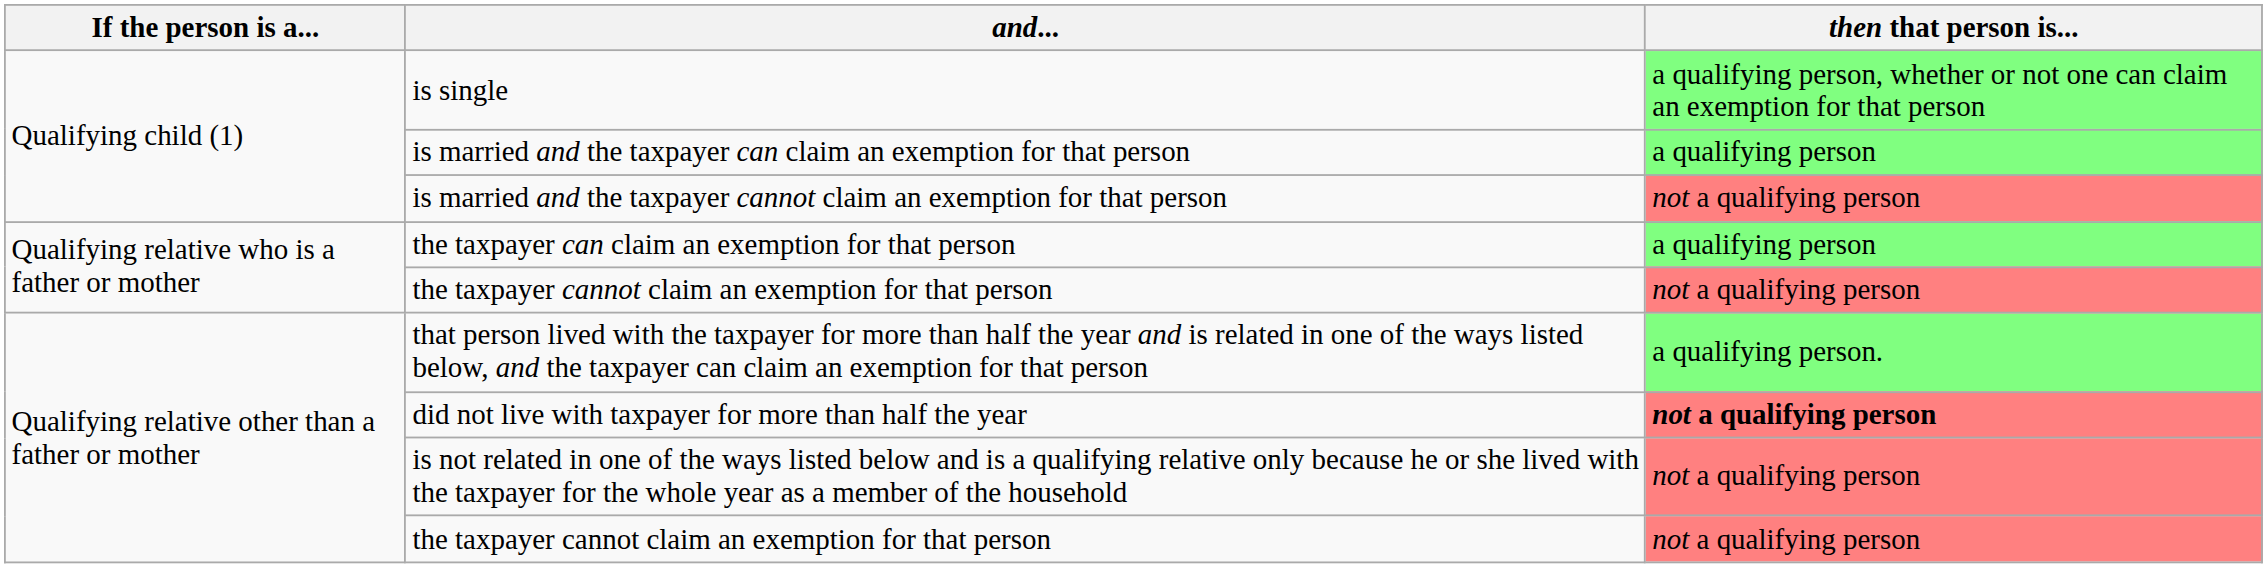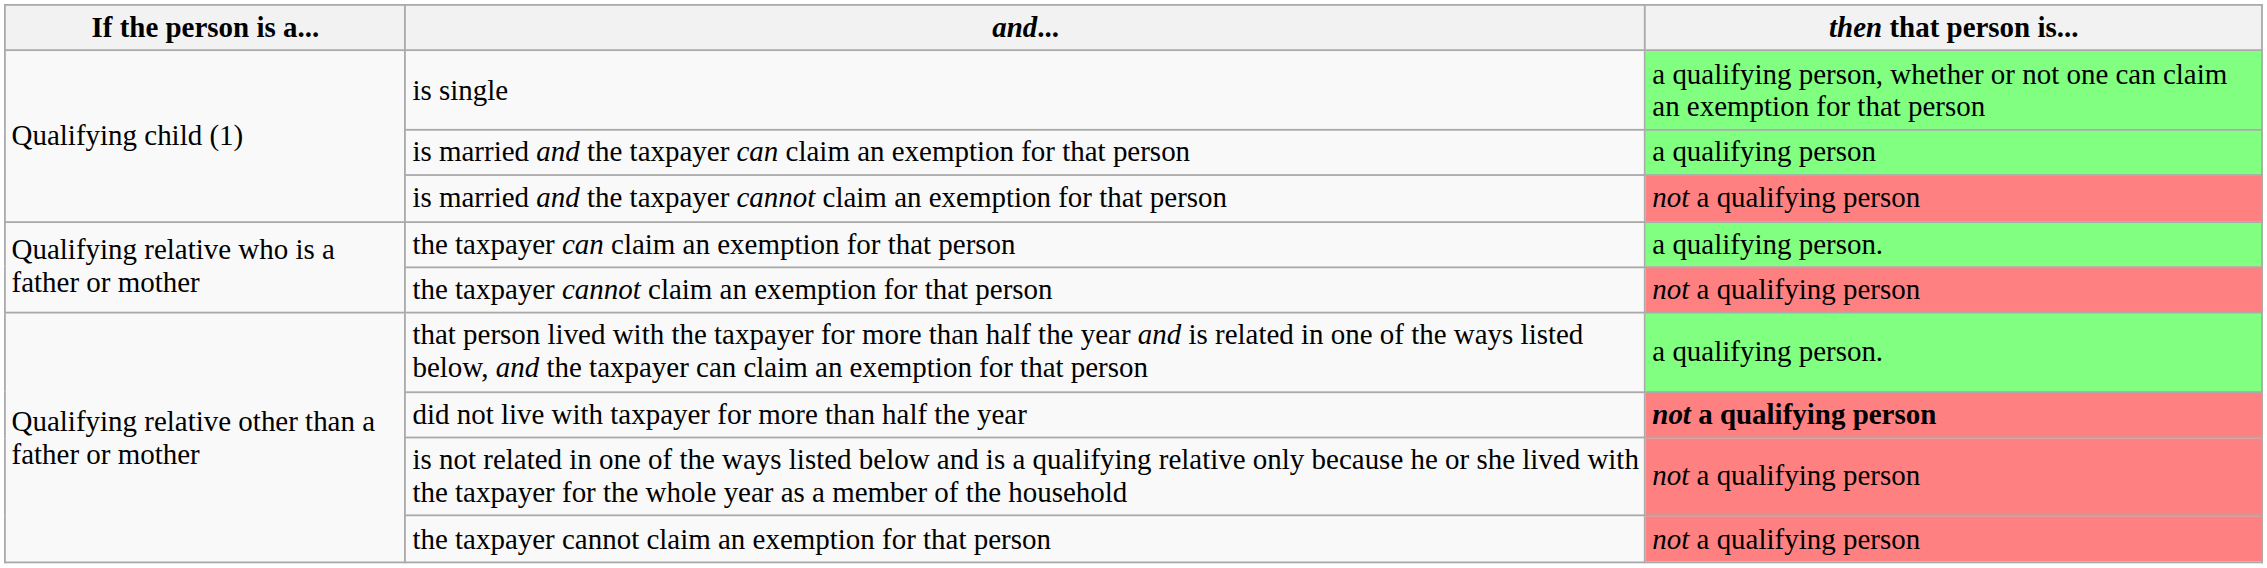(1764, 243) a qualifying person -> (1768, 243) a qualifying person.
